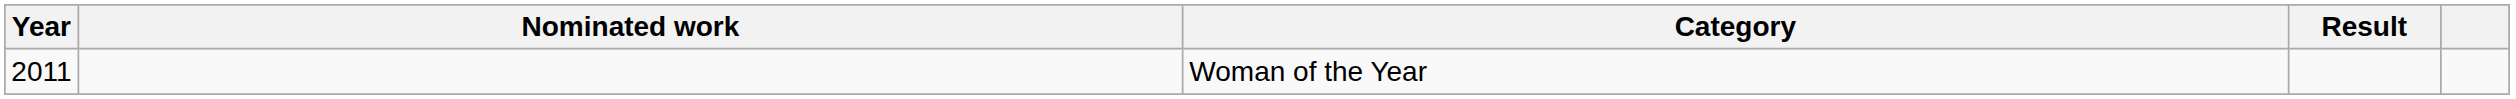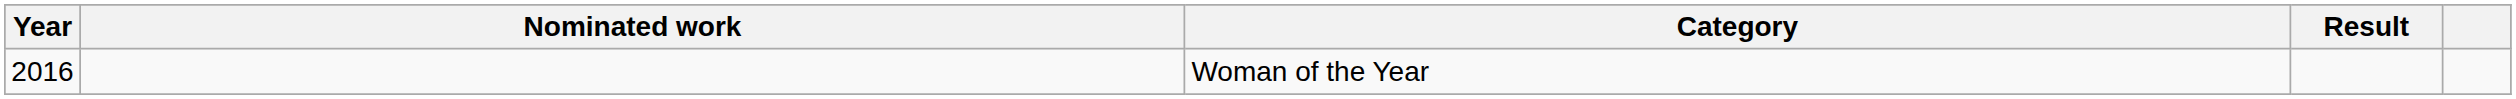(41, 71) 2011 -> (42, 71) 2016
